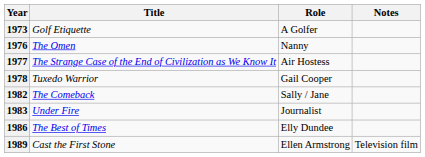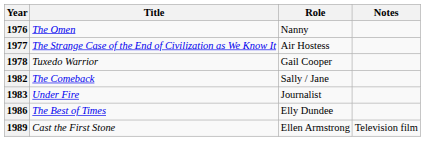- row: (17, 29)
